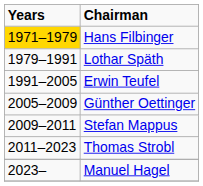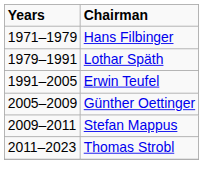(42, 37) gold background -> (42, 37) no background
- row: (127, 170)
